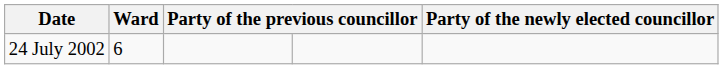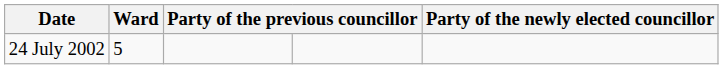(118, 48) 6 -> (118, 48) 5
